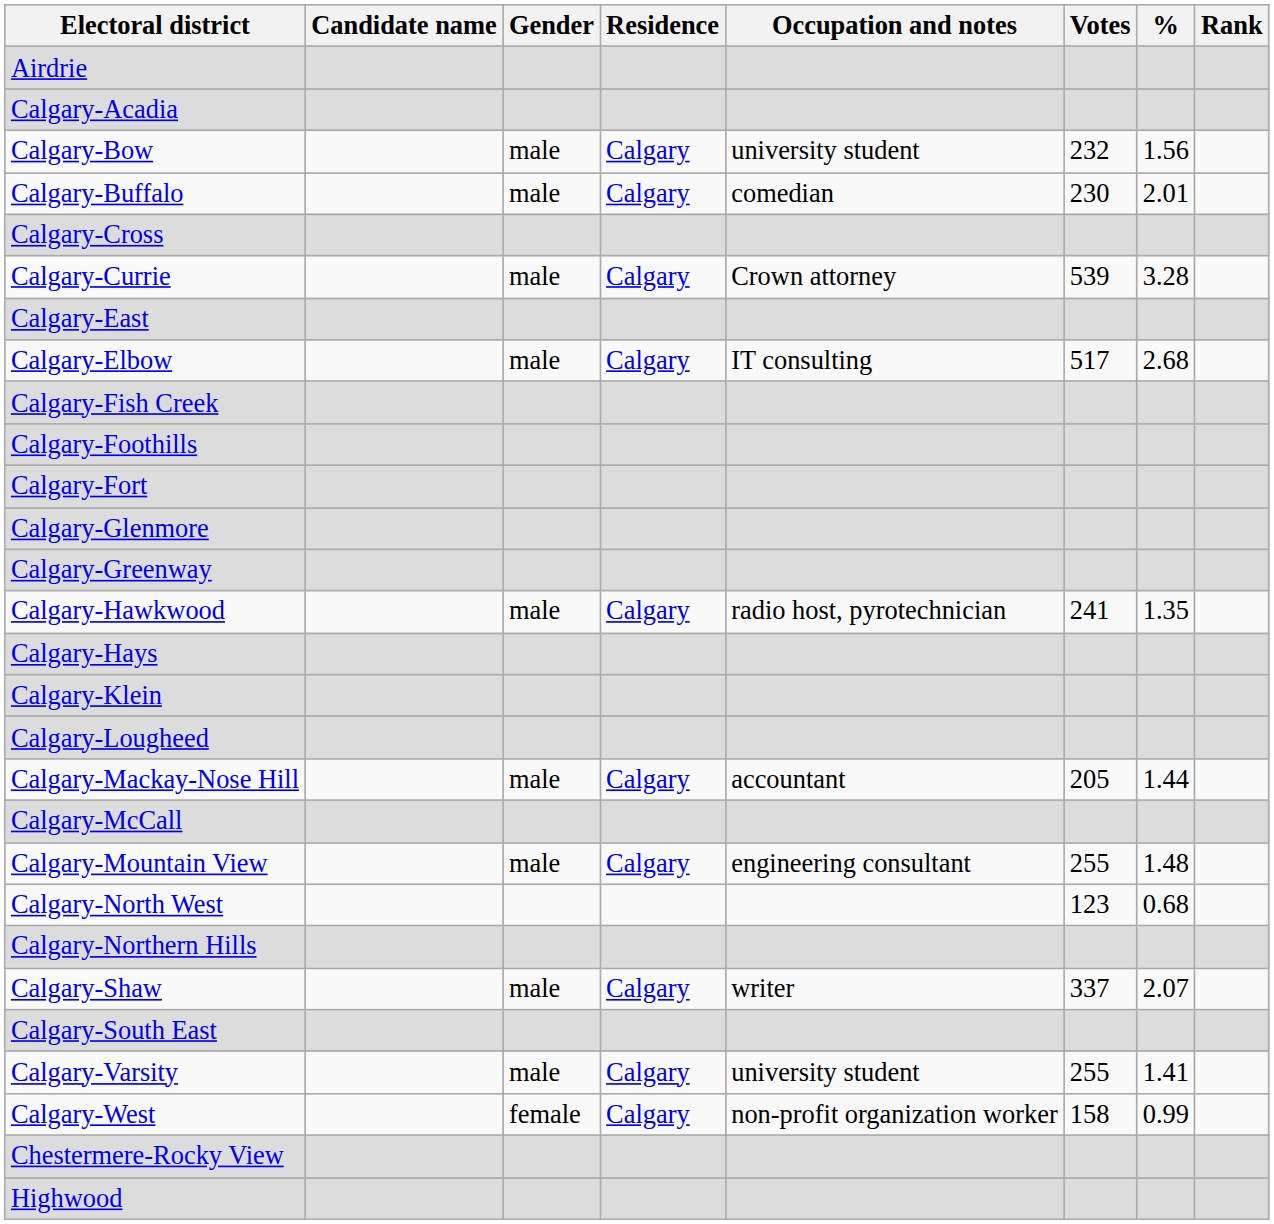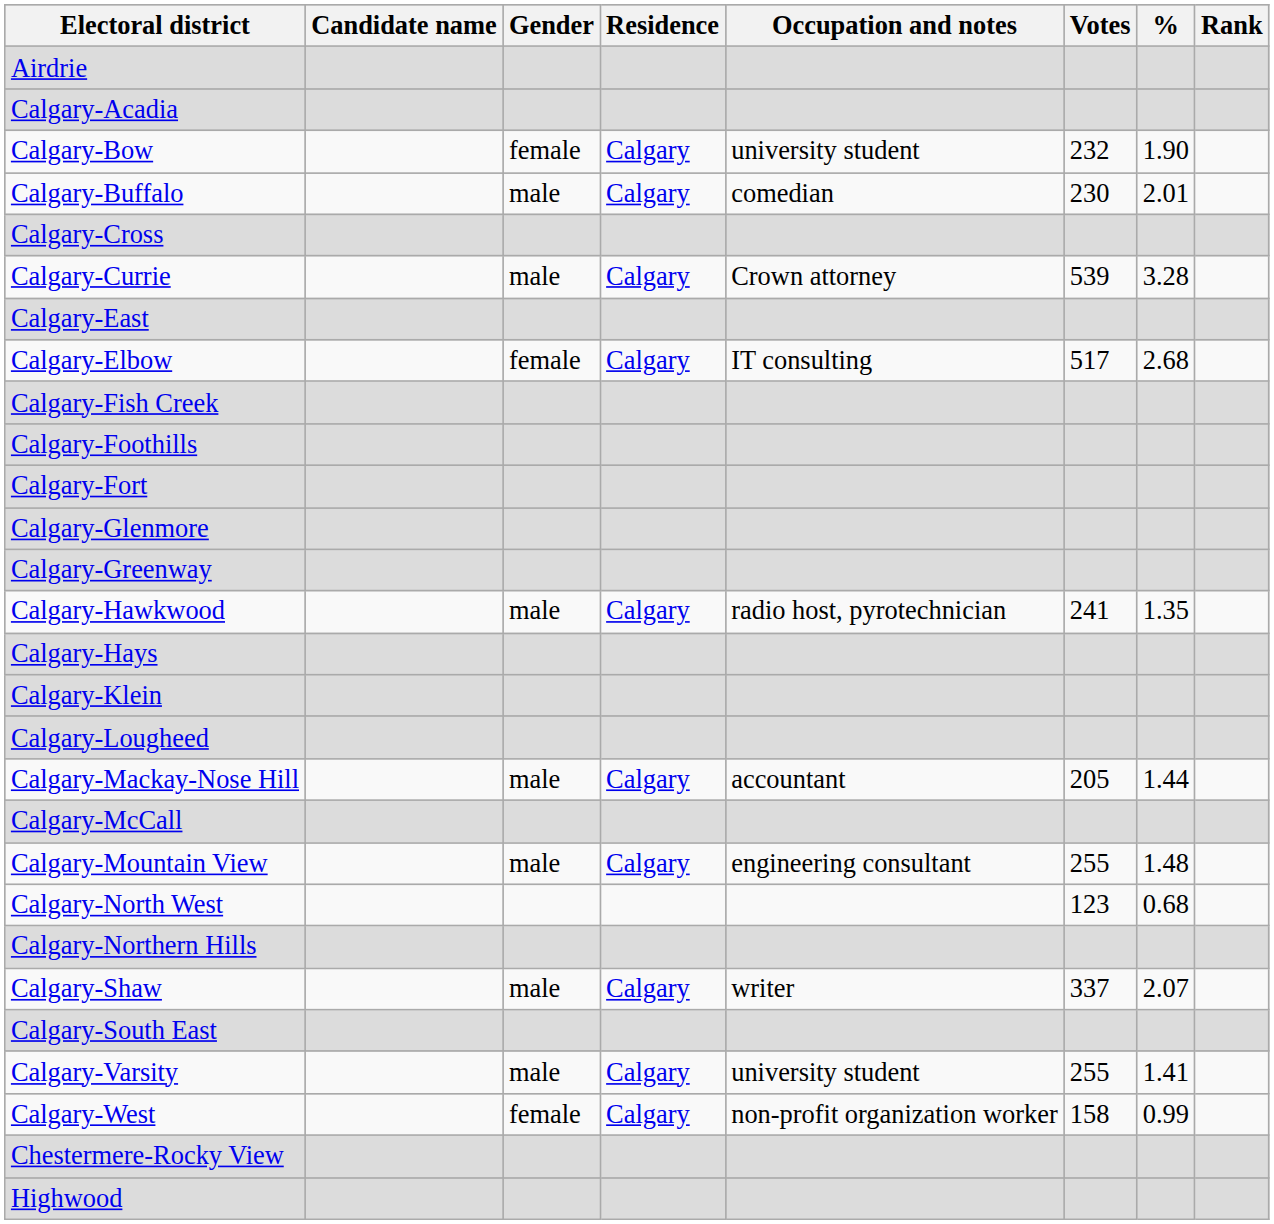(535, 151) male -> (545, 151) female
(1166, 151) 1.56 -> (1166, 151) 1.90
(535, 360) male -> (545, 360) female
